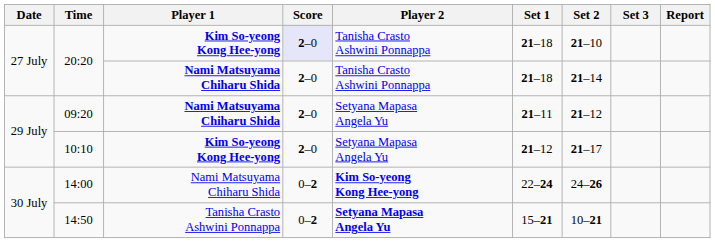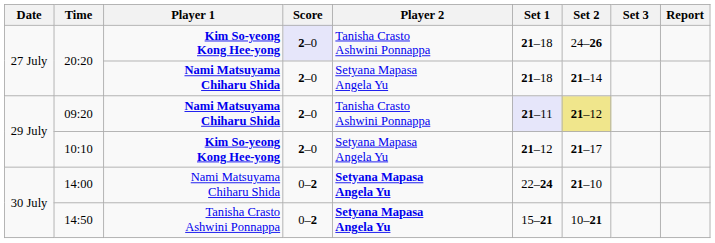(586, 43) 21–10 -> (586, 43) 24–26
(383, 78) Tanisha Crasto Ashwini Ponnappa -> (376, 78) Setyana Mapasa Angela Yu
(376, 114) Setyana Mapasa Angela Yu -> (383, 114) Tanisha Crasto Ashwini Ponnappa
(537, 114) no background -> (537, 114) lavender background
(586, 114) no background -> (586, 114) khaki background
(377, 185) Kim So-yeong Kong Hee-yong -> (379, 185) Setyana Mapasa Angela Yu
(586, 185) 24–26 -> (586, 185) 21–10
